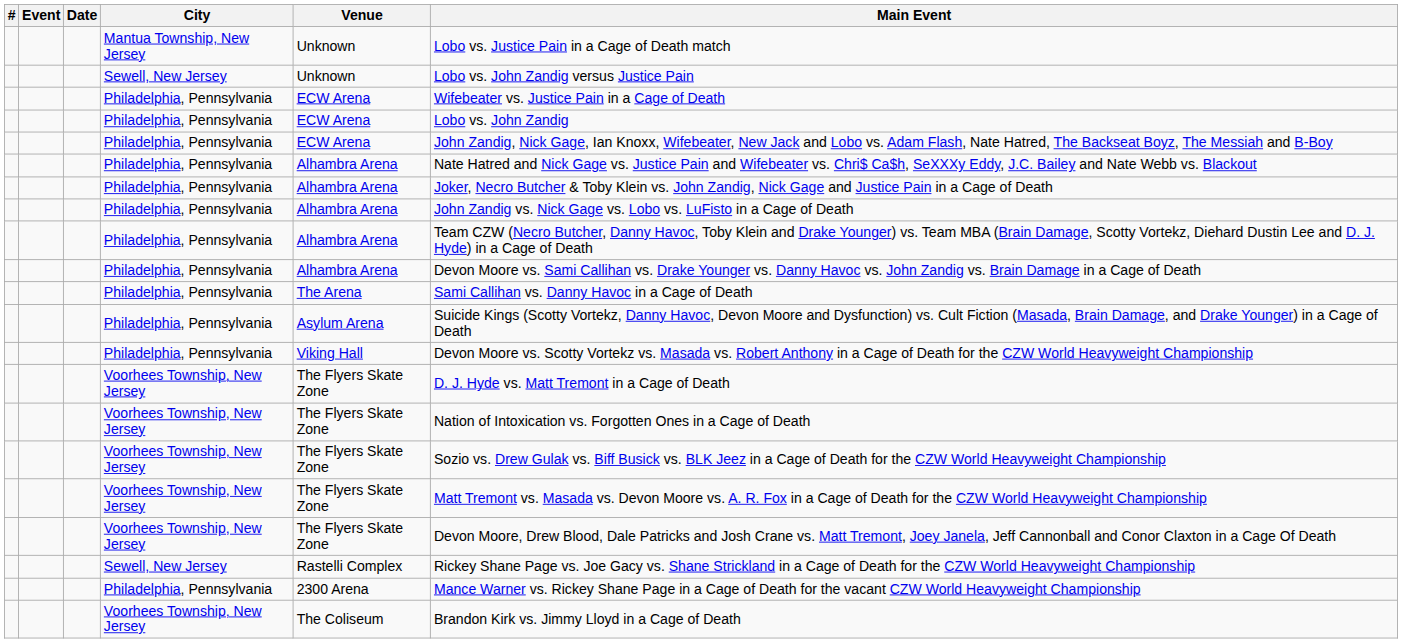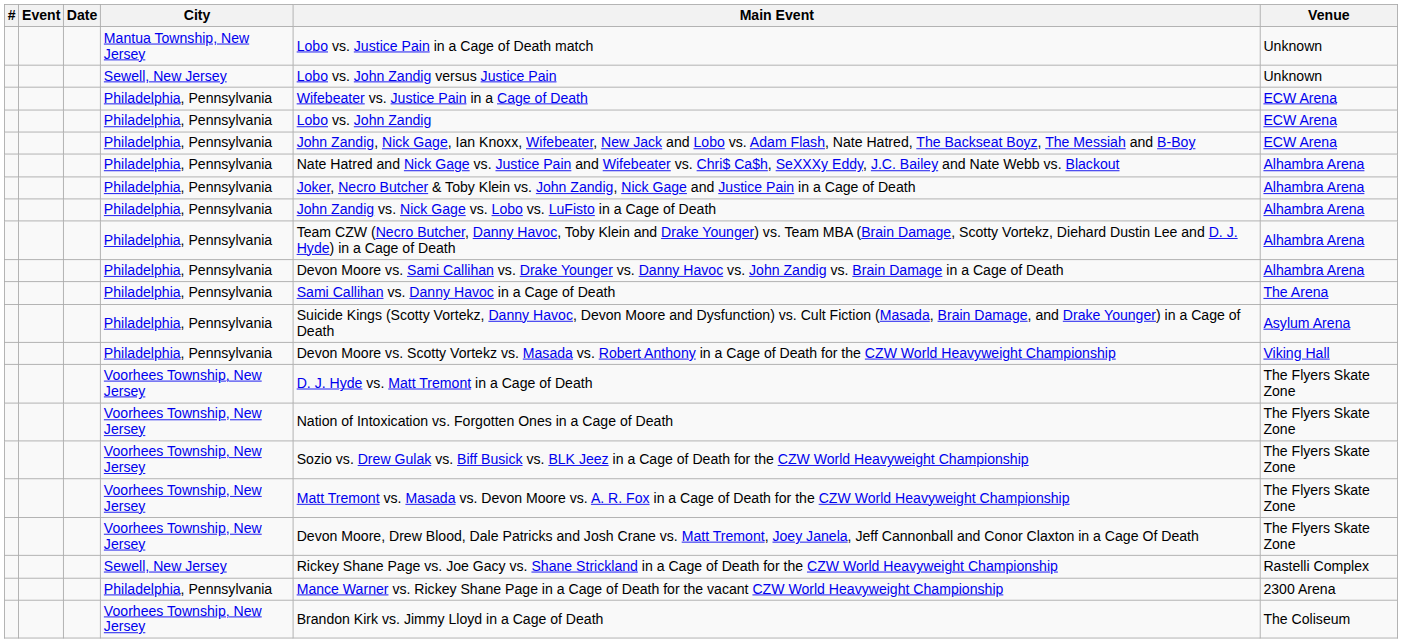columns swapped: (362, 15) <-> (914, 15)
